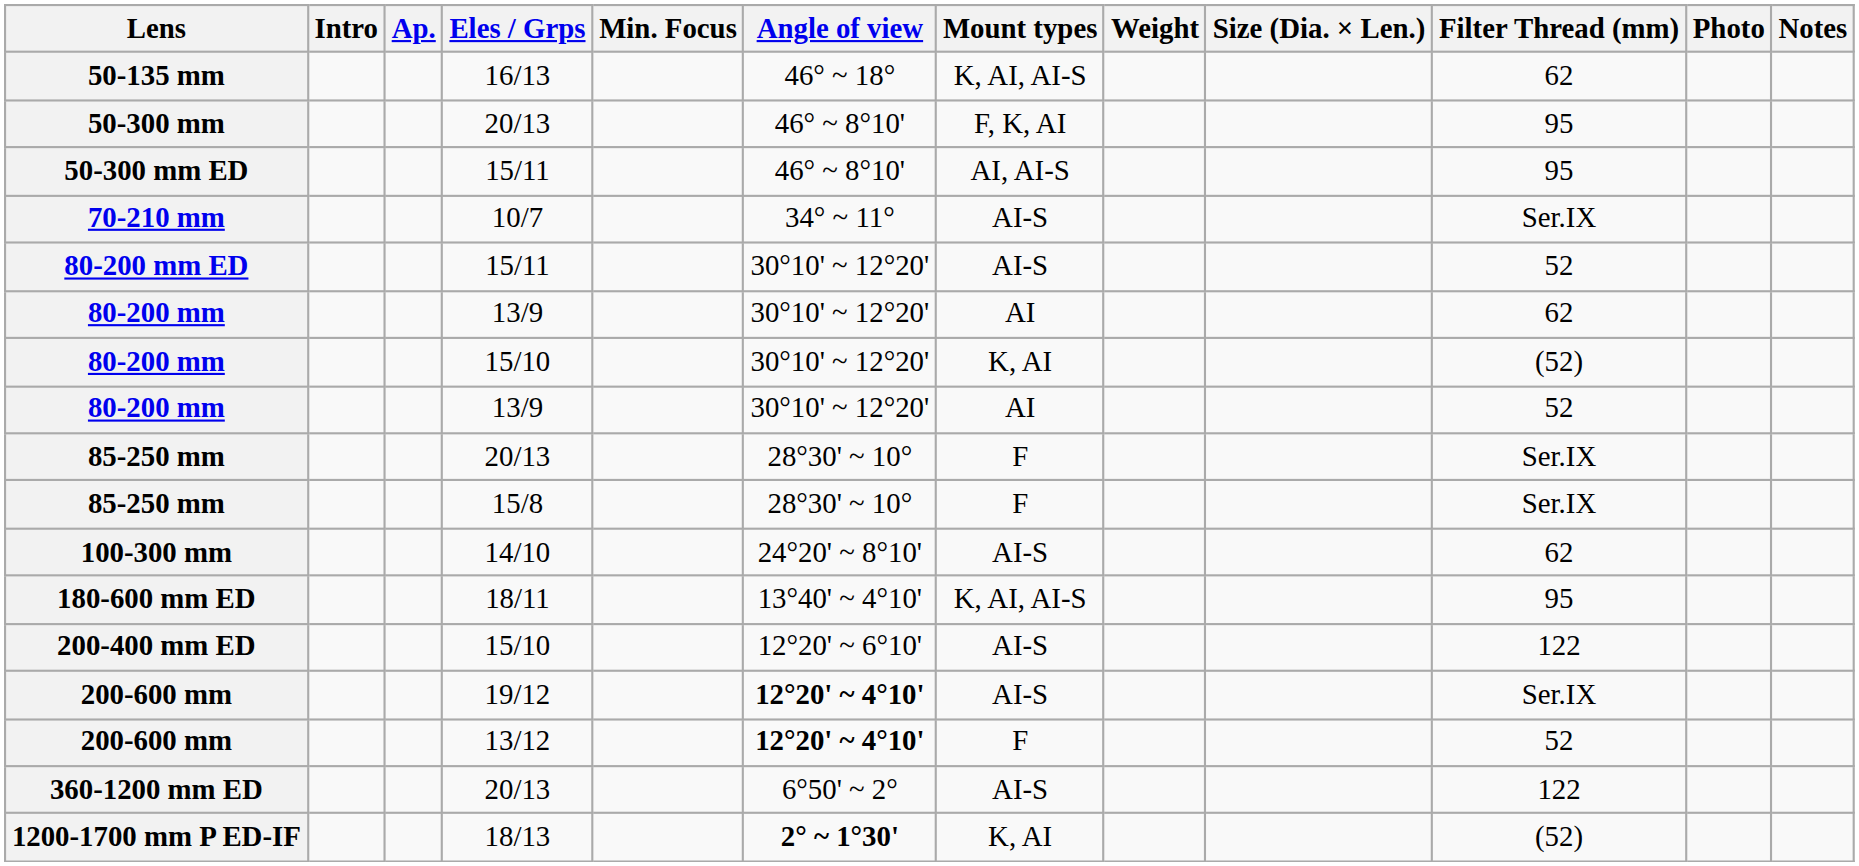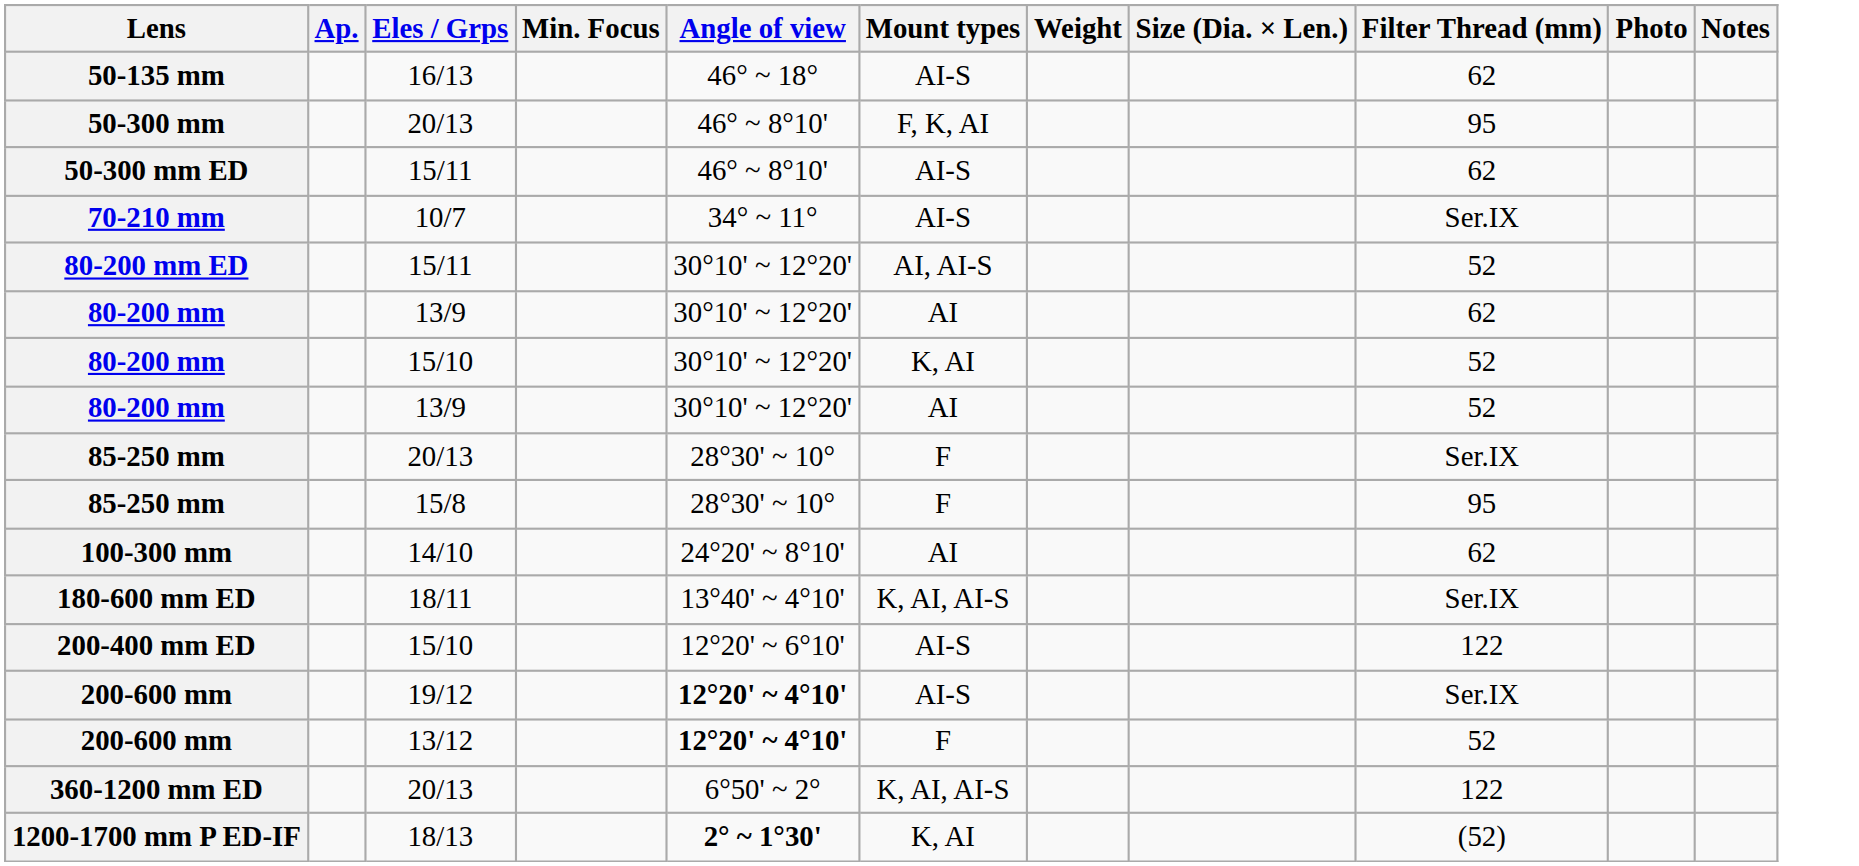- column: (346, 27)
(1020, 75) K, AI, AI-S -> (943, 75) AI-S
(1020, 170) AI, AI-S -> (943, 170) AI-S
(1559, 170) 95 -> (1482, 170) 62
(1020, 265) AI-S -> (943, 265) AI, AI-S
(1559, 360) (52) -> (1482, 360) 52
(1559, 503) Ser.IX -> (1482, 503) 95
(1020, 551) AI-S -> (943, 551) AI
(1559, 598) 95 -> (1482, 598) Ser.IX
(1020, 788) AI-S -> (943, 788) K, AI, AI-S
